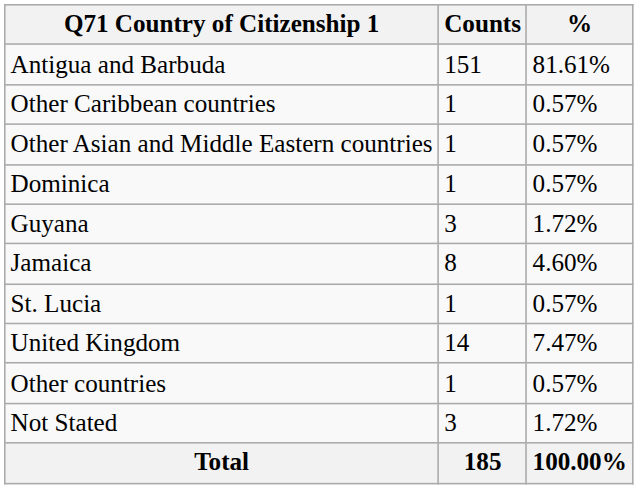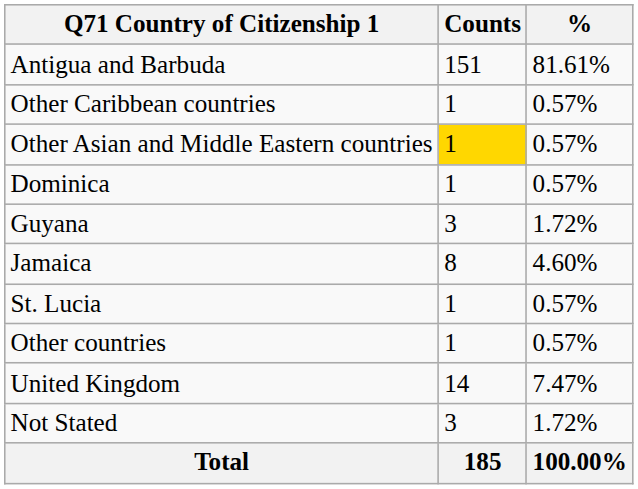(450, 143) no background -> (450, 143) gold background
rows swapped: (95, 343) <-> (88, 382)
